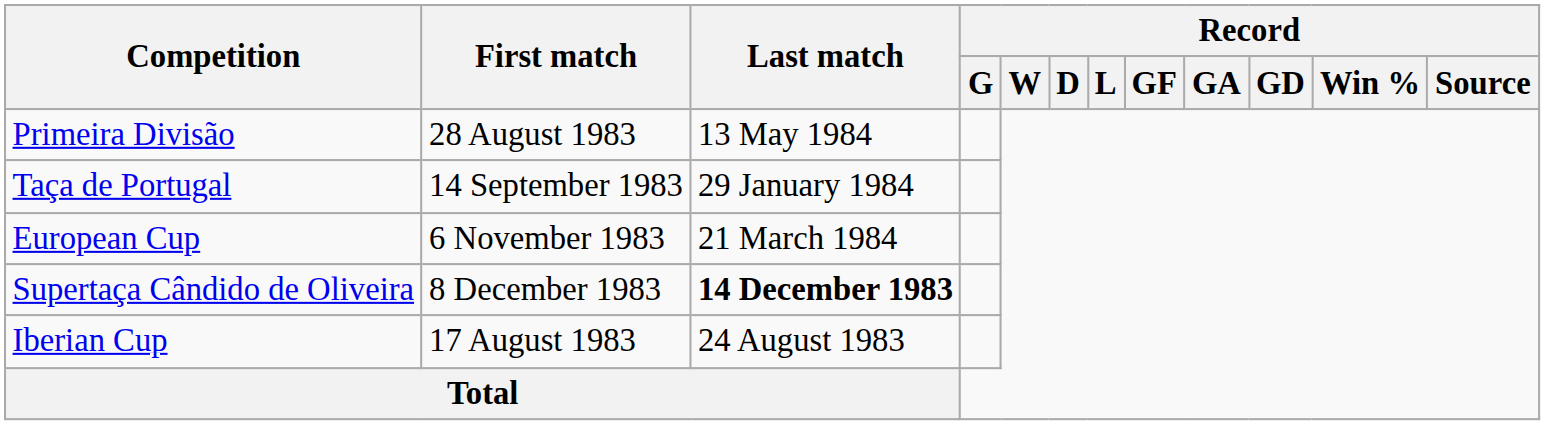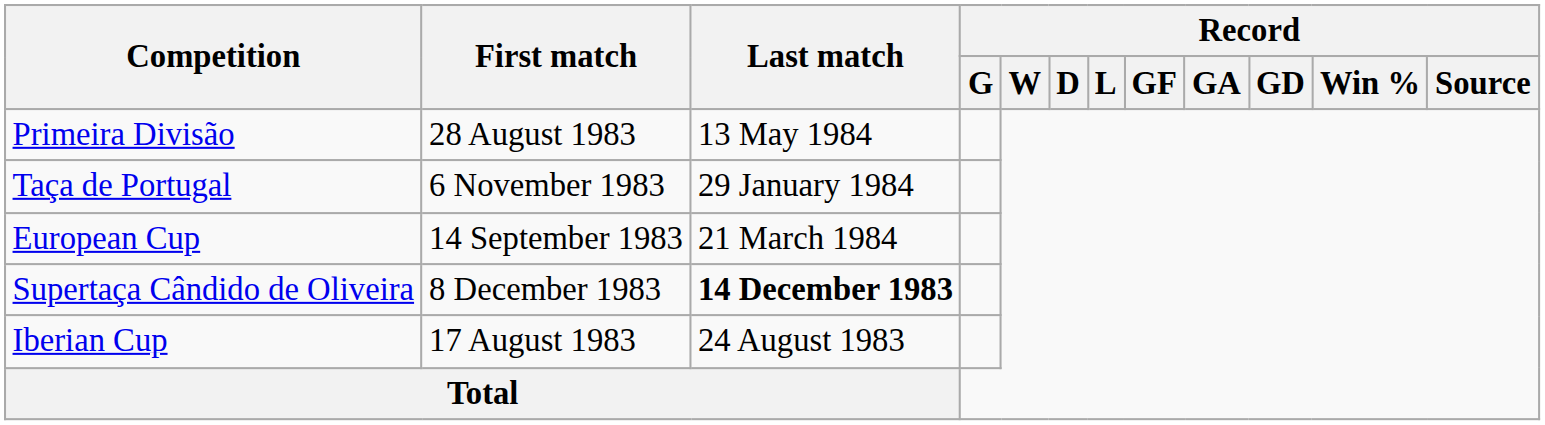(556, 185) 14 September 1983 -> (547, 185) 6 November 1983
(547, 237) 6 November 1983 -> (556, 237) 14 September 1983
